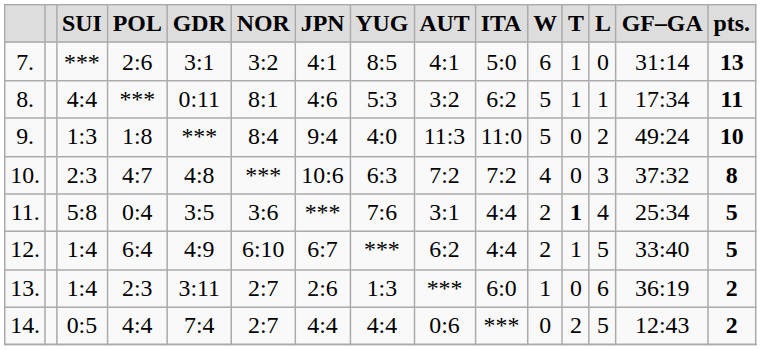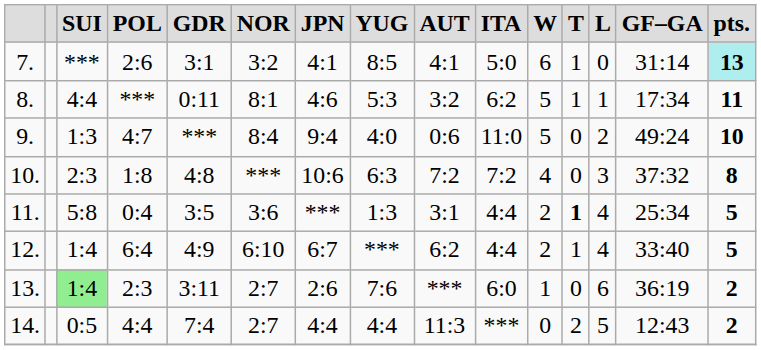(732, 61) no background -> (732, 61) paleturquoise background
(137, 136) 1:8 -> (137, 136) 4:7
(445, 136) 11:3 -> (445, 136) 0:6
(137, 174) 4:7 -> (137, 174) 1:8
(382, 212) 7:6 -> (382, 212) 1:3
(603, 250) 5 -> (603, 250) 4
(82, 288) no background -> (82, 288) lightgreen background
(382, 288) 1:3 -> (382, 288) 7:6
(445, 325) 0:6 -> (445, 325) 11:3
